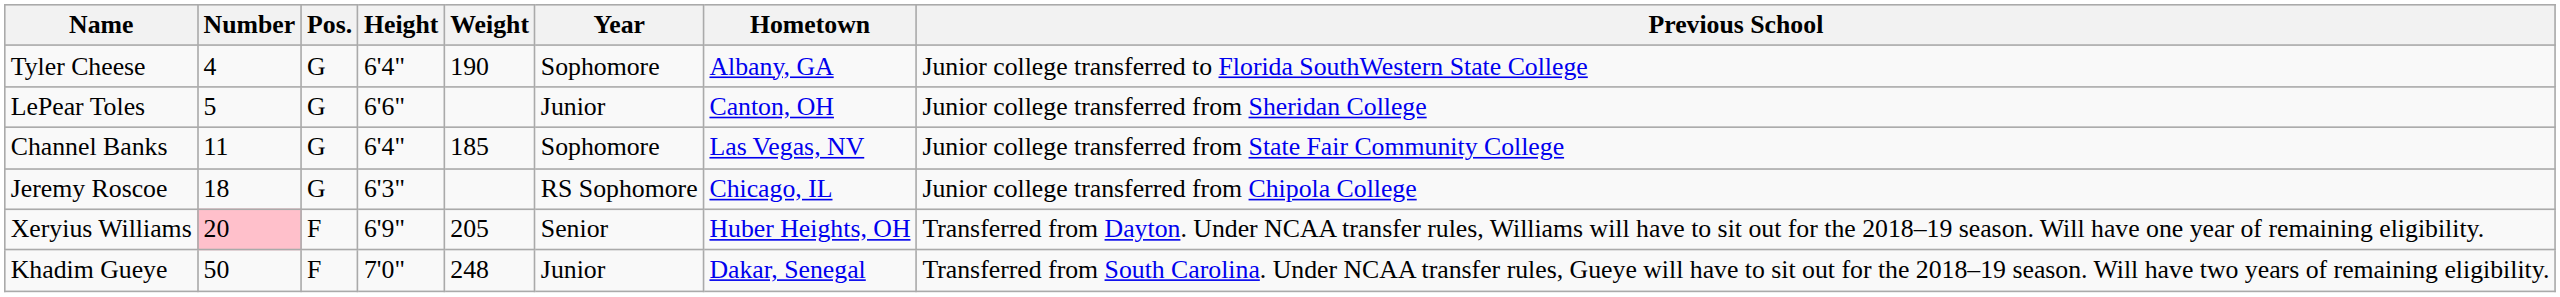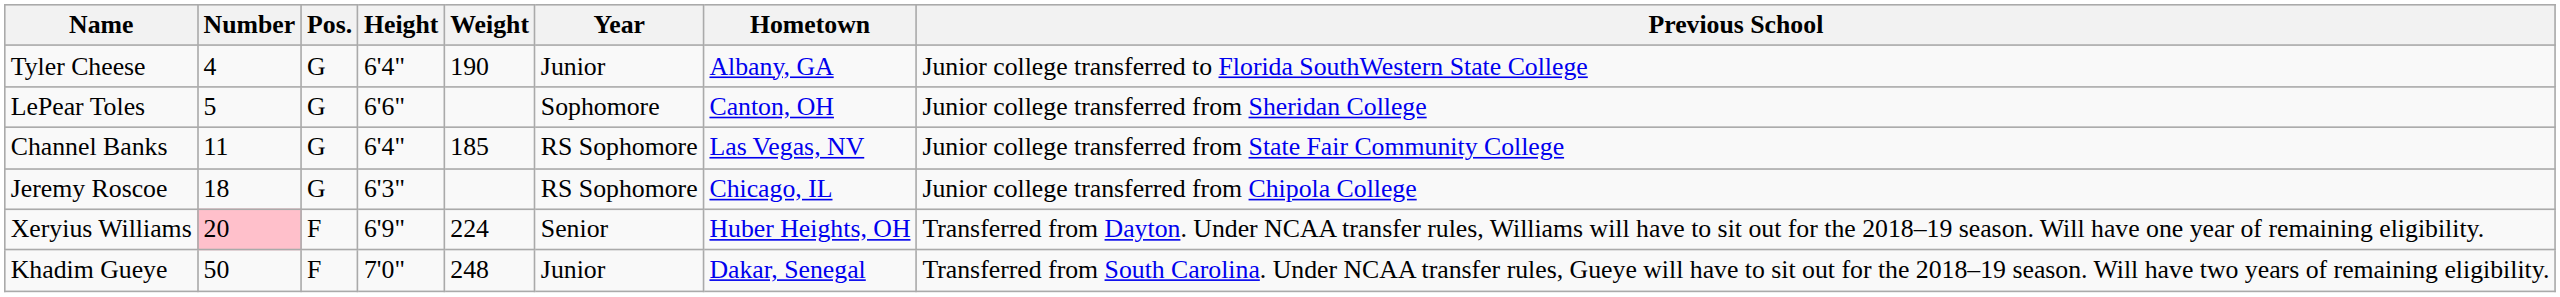(600, 65) Sophomore -> (573, 65) Junior
(573, 106) Junior -> (600, 106) Sophomore
(600, 147) Sophomore -> (619, 147) RS Sophomore
(470, 229) 205 -> (470, 229) 224
